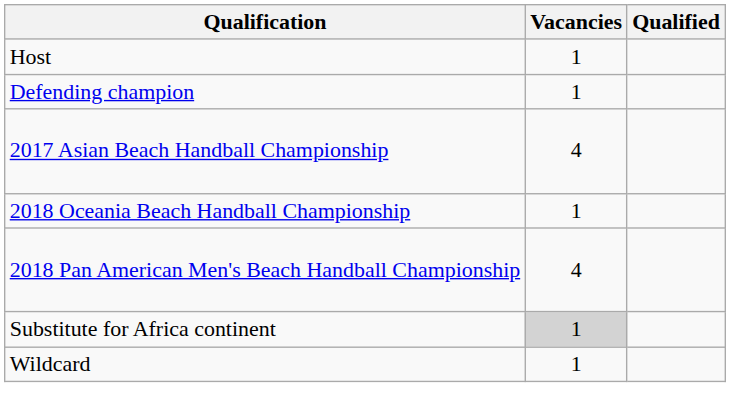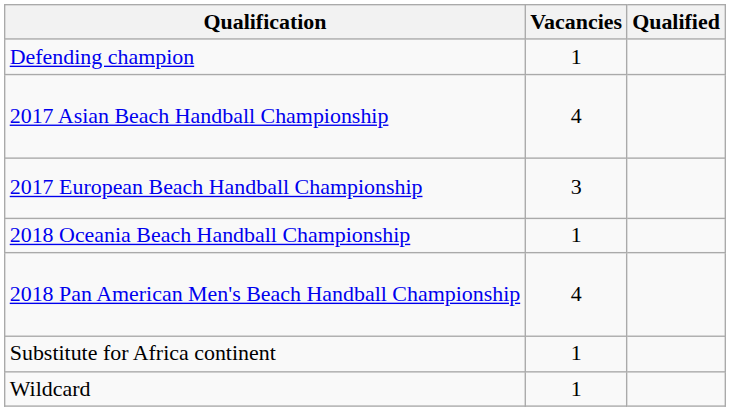- row: (30, 56)
+ row: (216, 187)
(576, 329) lightgrey background -> (576, 353) no background
